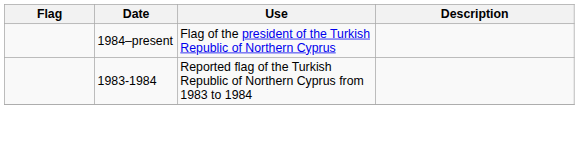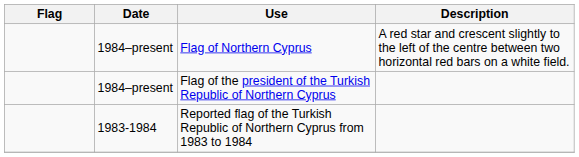+ row: (246, 47)
